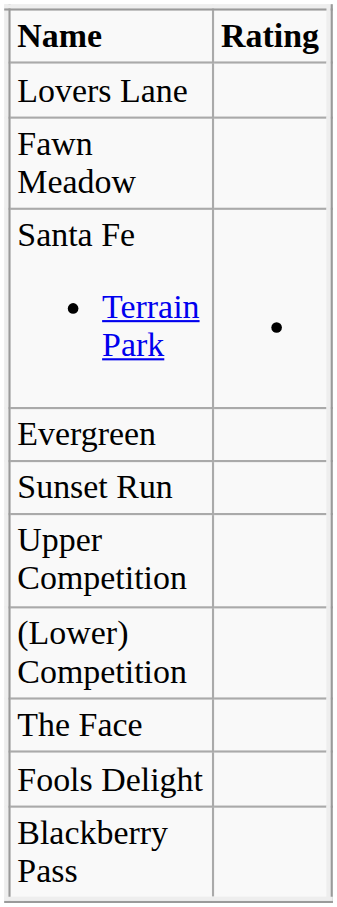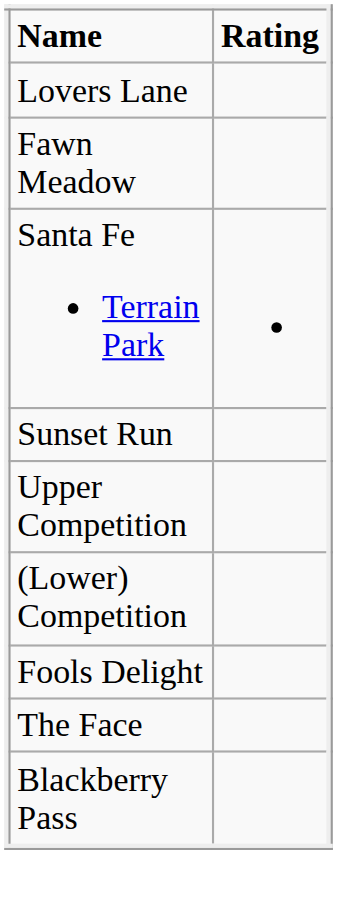- row: (87, 433)
rows swapped: (110, 778) <-> (80, 724)
